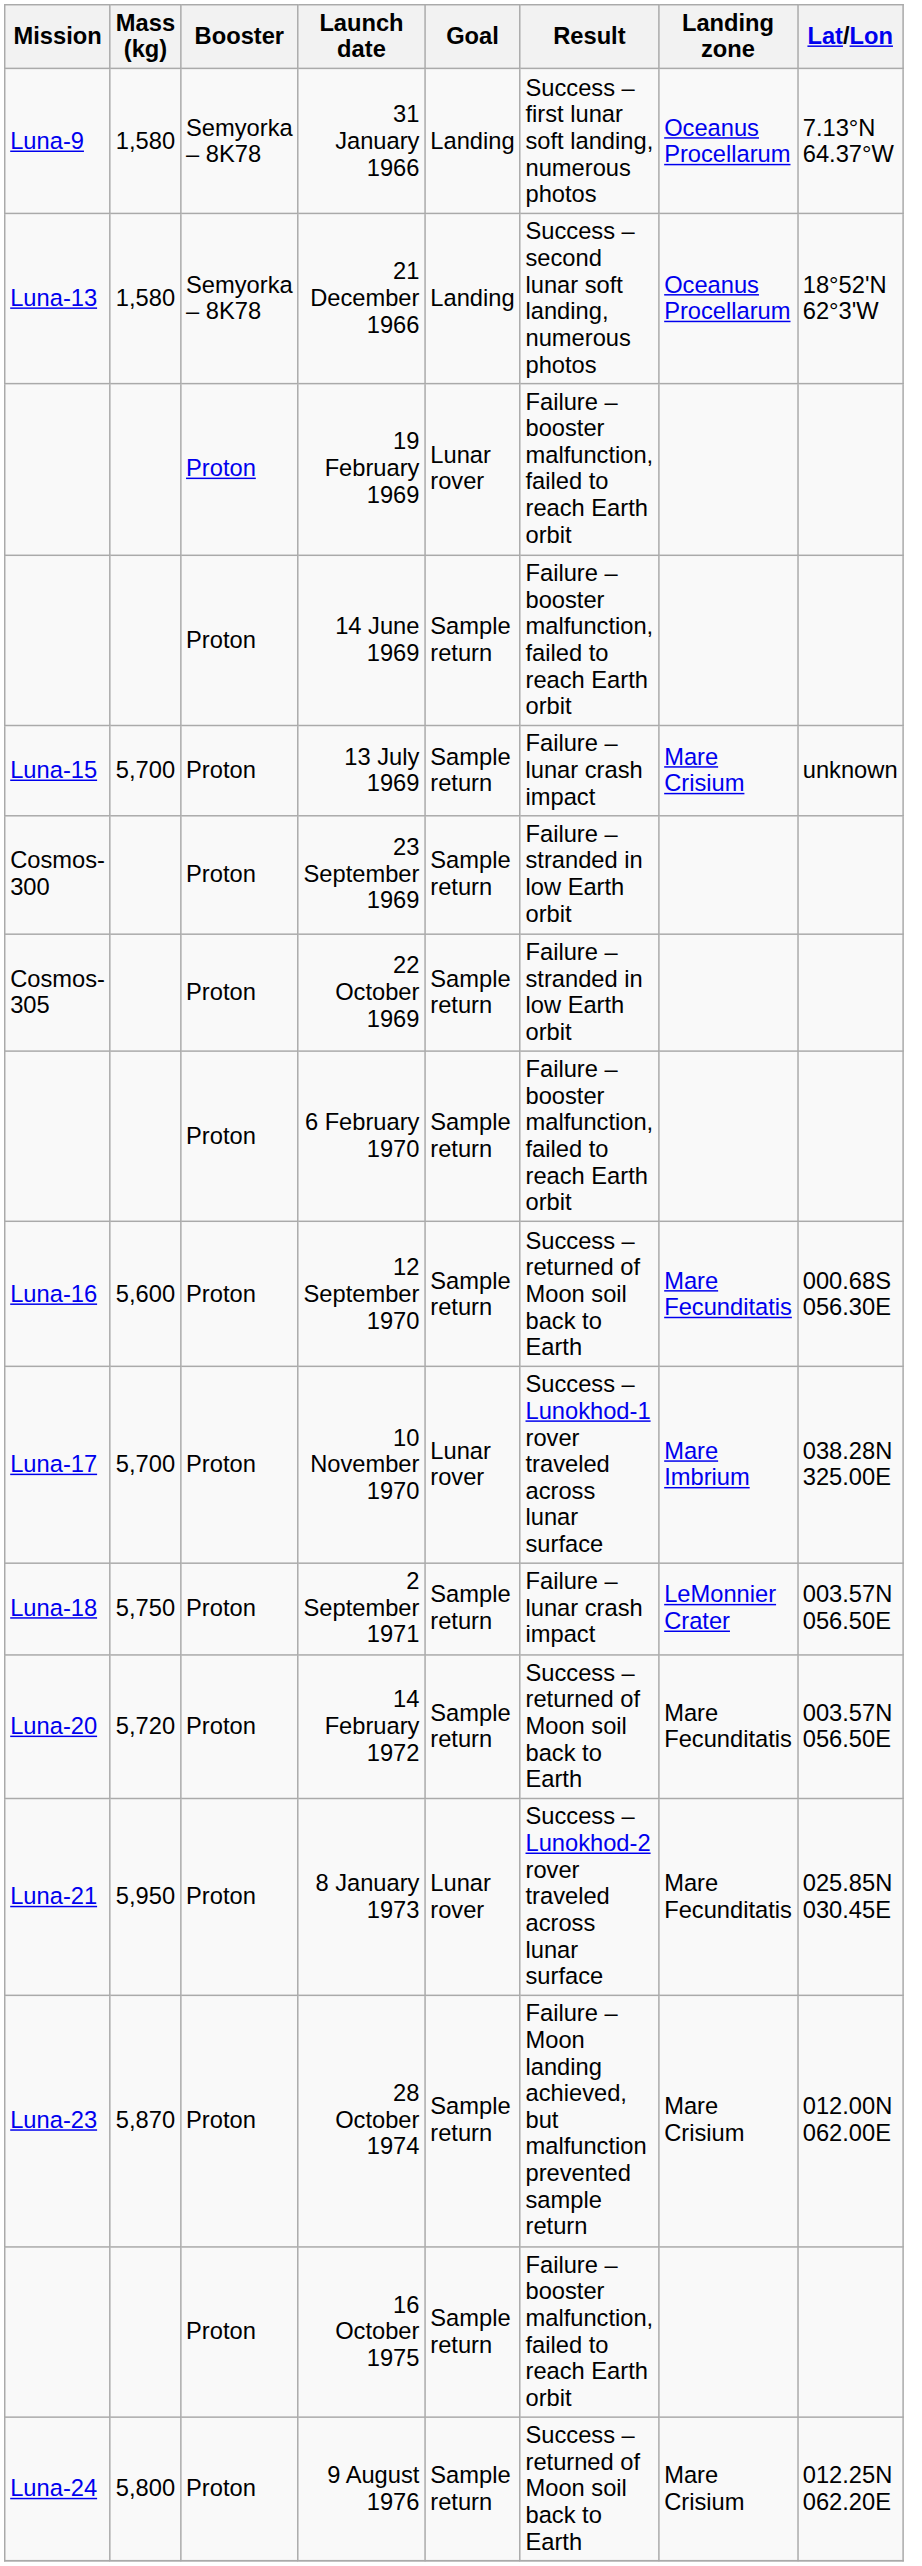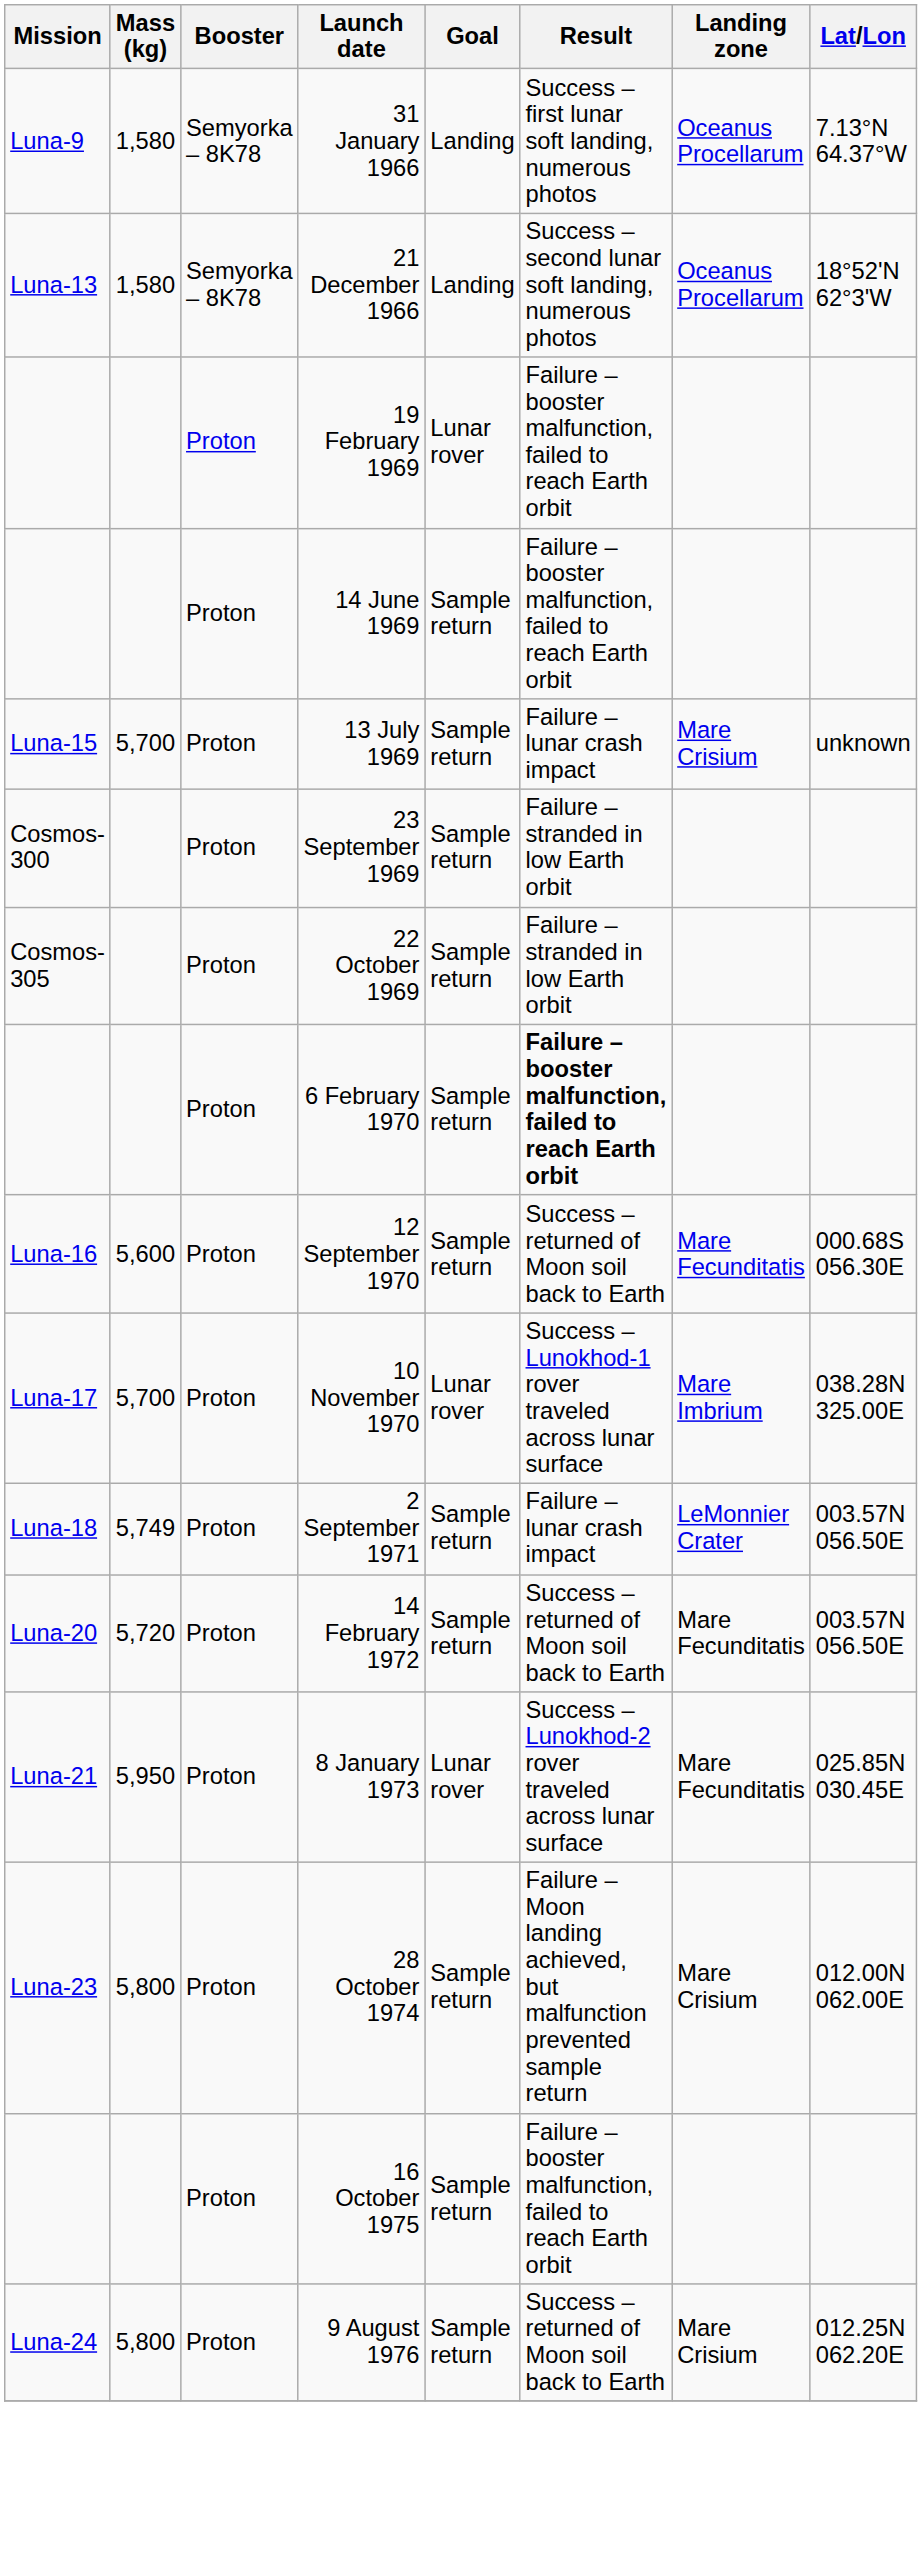(589, 1136) normal -> (596, 1109) bold
(145, 1608) 5,750 -> (145, 1528) 5,749
(145, 2120) 5,870 -> (145, 1987) 5,800
